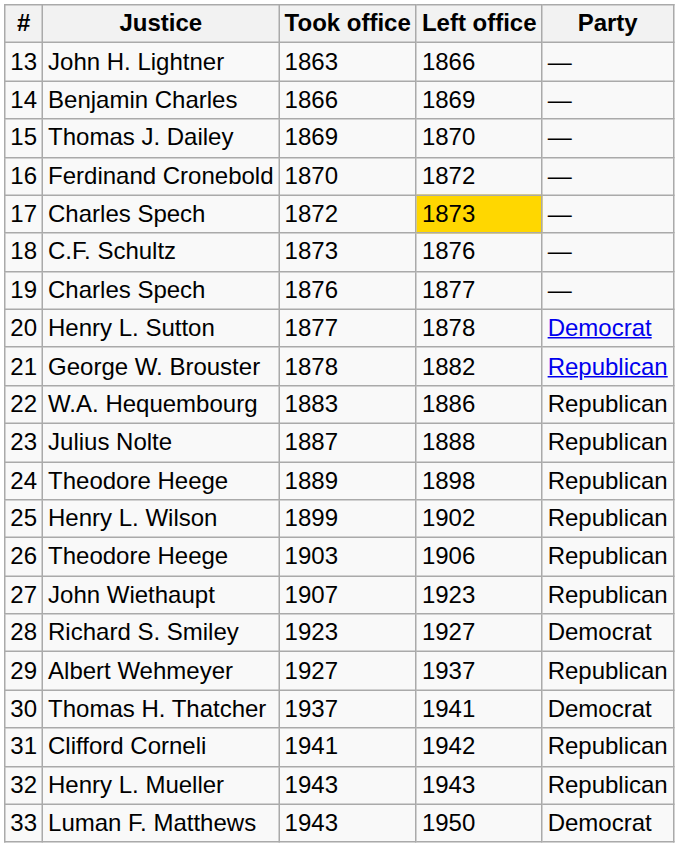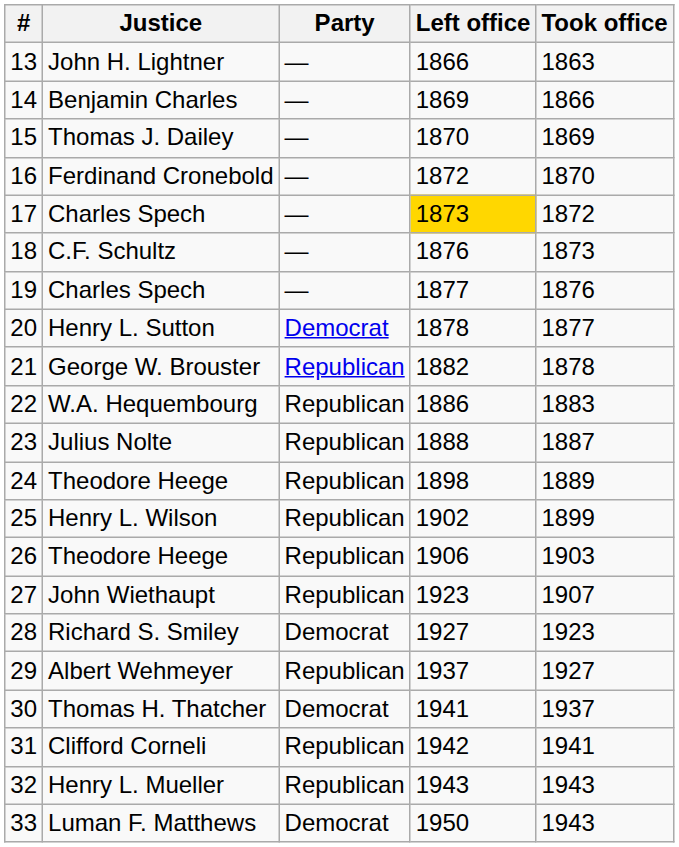columns swapped: (348, 23) <-> (608, 23)
